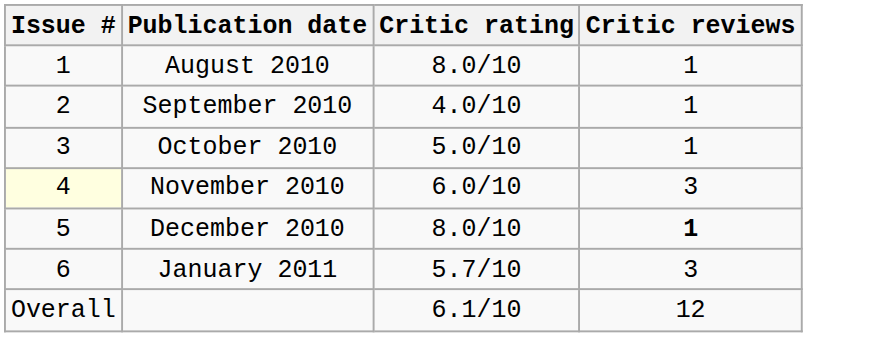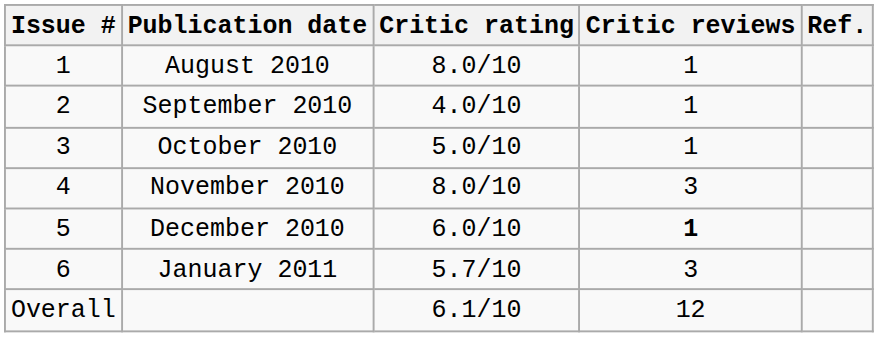+ column: (837, 25)
(63, 188) lightyellow background -> (63, 188) no background
(477, 188) 6.0/10 -> (477, 188) 8.0/10
(477, 229) 8.0/10 -> (477, 229) 6.0/10
